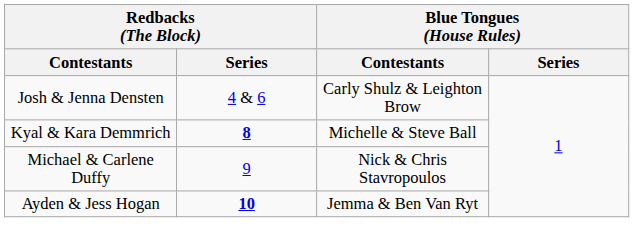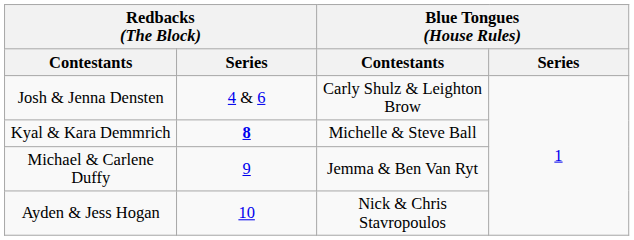(403, 168) Nick & Chris Stavropoulos -> (403, 168) Jemma & Ben Van Ryt
(247, 203) bold -> (247, 213) normal
(403, 203) Jemma & Ben Van Ryt -> (403, 213) Nick & Chris Stavropoulos
